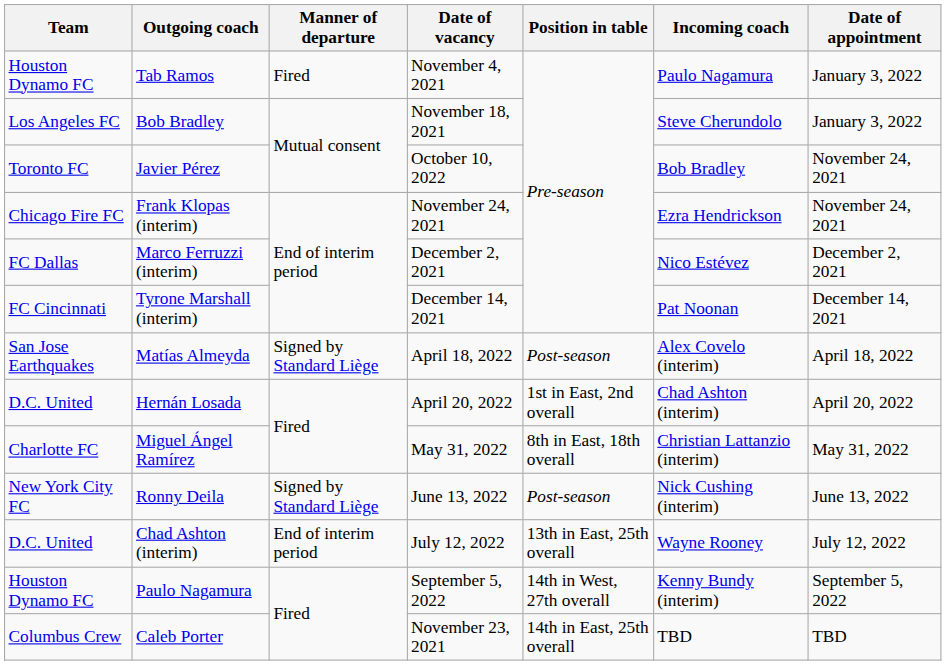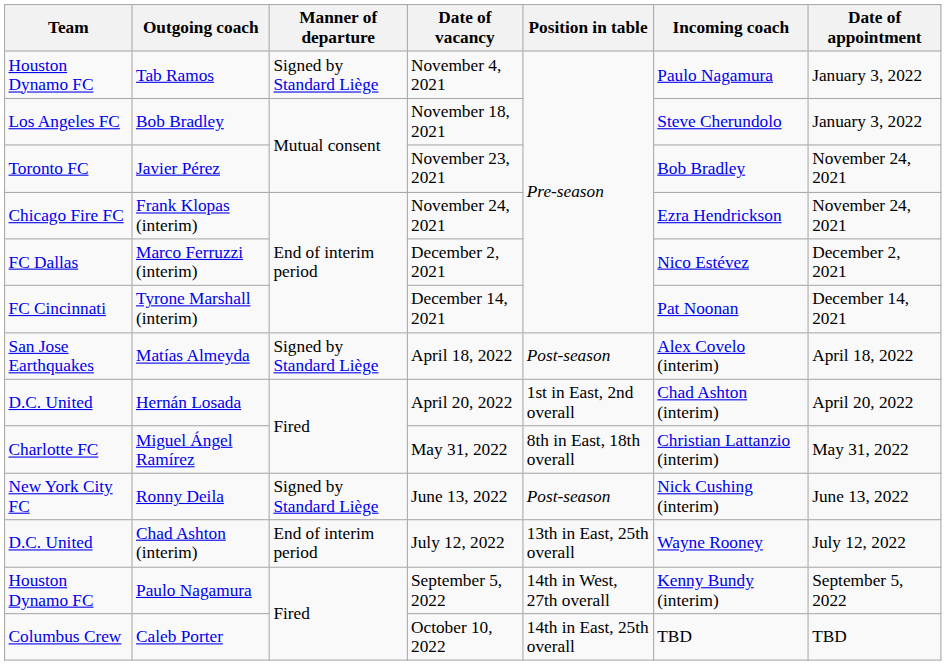(292, 74) Fired -> (326, 74) Signed by Standard Liège
(452, 168) October 10, 2022 -> (460, 168) November 23, 2021
(460, 636) November 23, 2021 -> (452, 636) October 10, 2022
